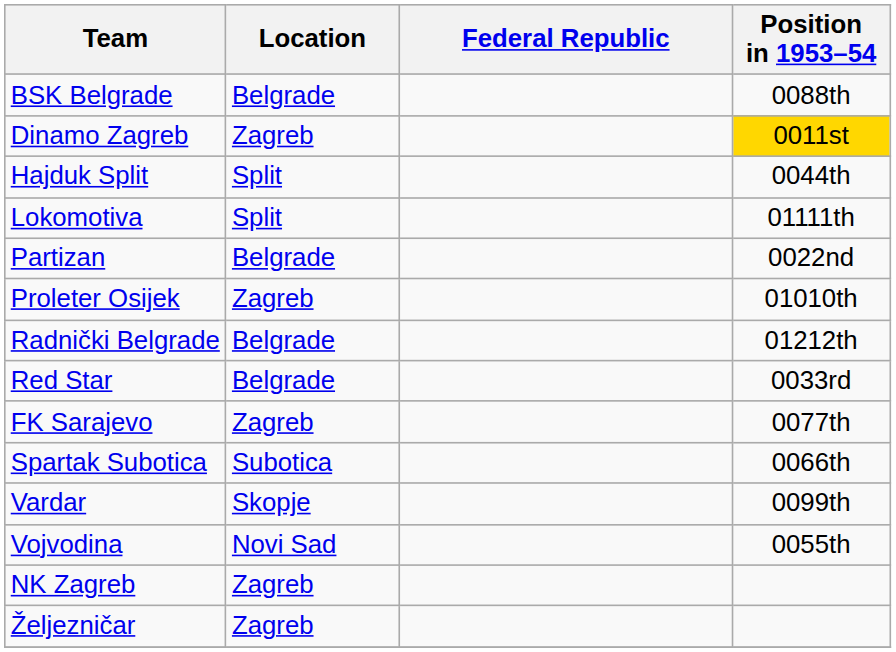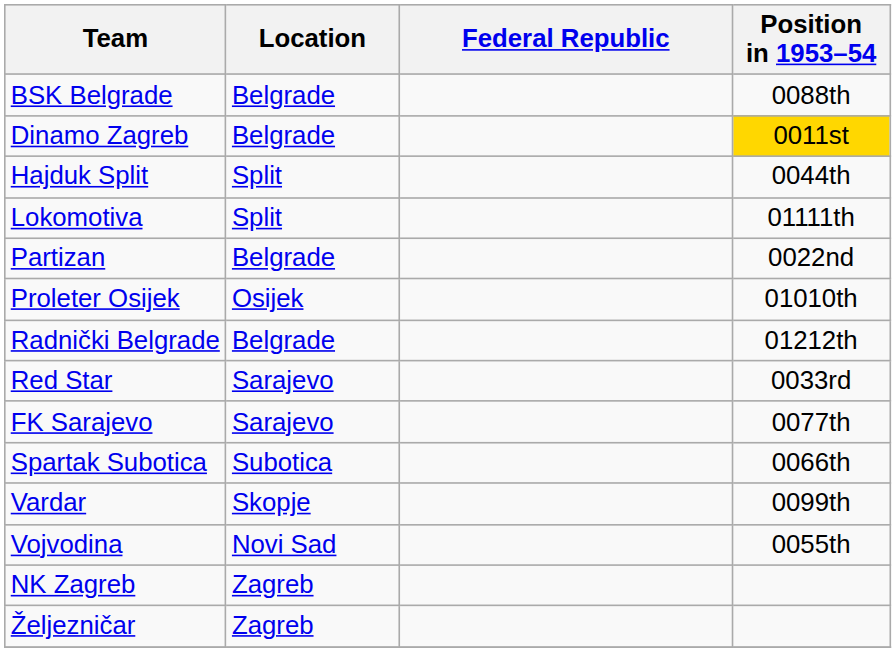(273, 135) Zagreb -> (283, 135) Belgrade
(273, 299) Zagreb -> (268, 299) Osijek
(283, 380) Belgrade -> (283, 380) Sarajevo
(273, 421) Zagreb -> (283, 421) Sarajevo
